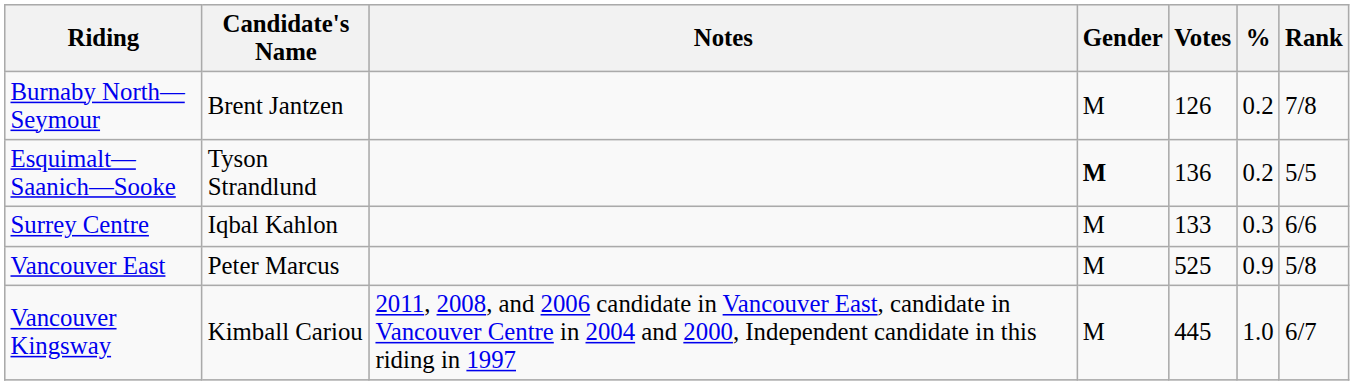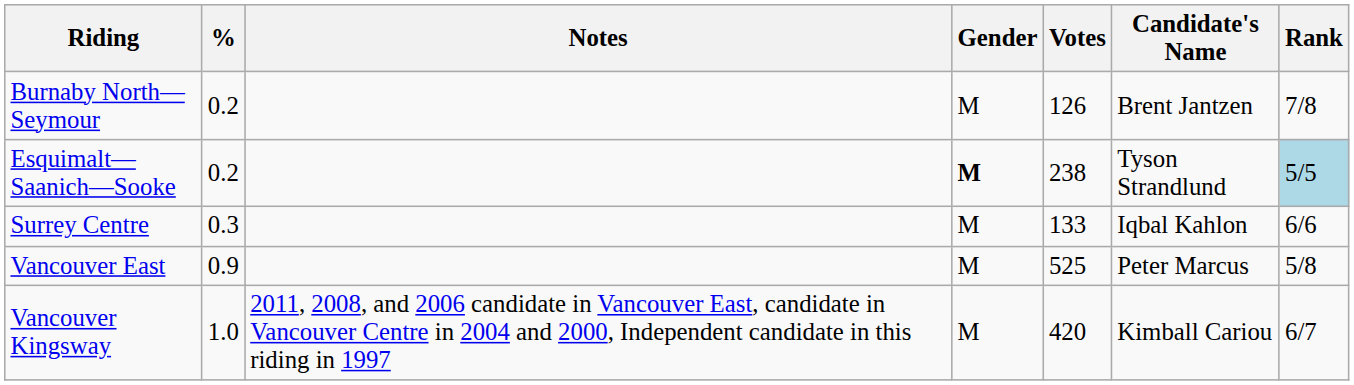columns swapped: (286, 38) <-> (1258, 38)
(1193, 172) 136 -> (1067, 172) 238
(1301, 172) no background -> (1301, 172) lightblue background
(1193, 332) 445 -> (1067, 332) 420
